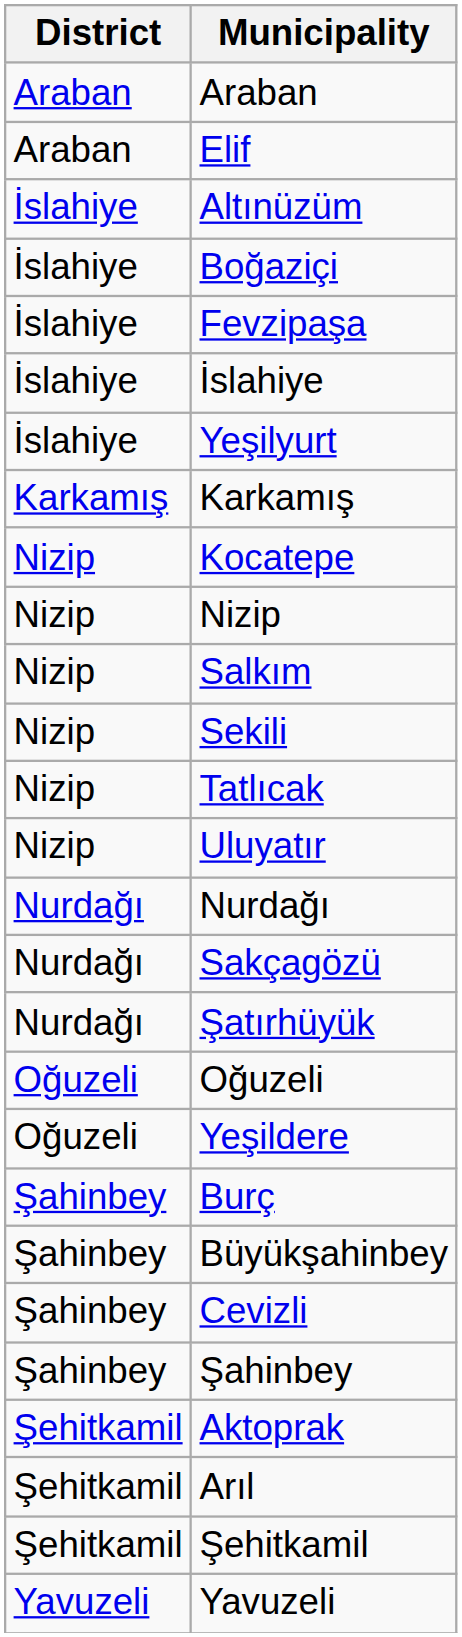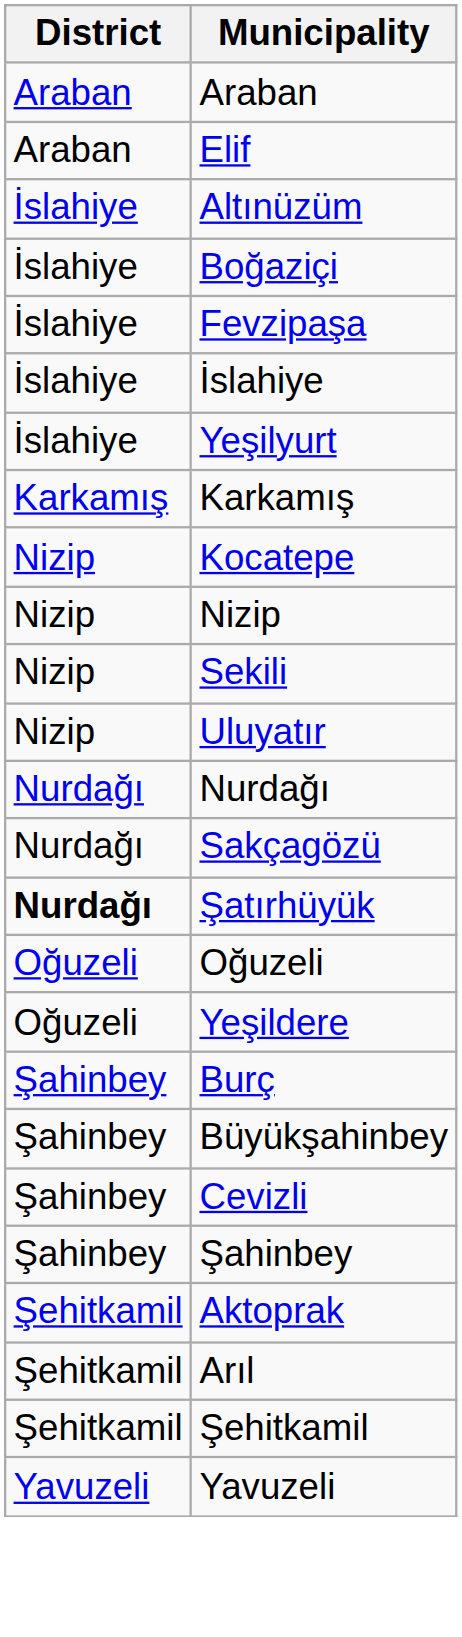- row: (256, 672)
- row: (262, 788)
(79, 1021) normal -> (83, 905) bold
